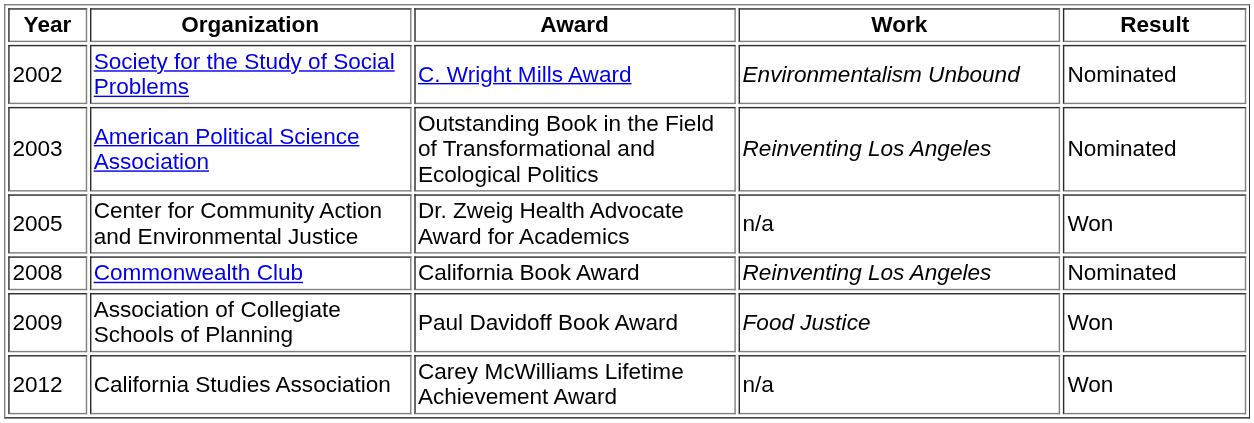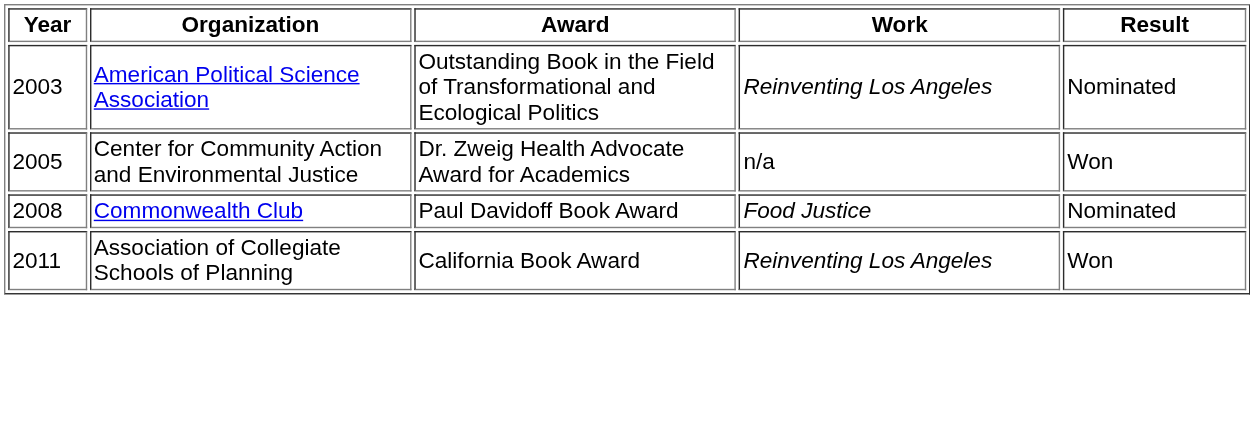- row: (244, 74)
(529, 273) California Book Award -> (548, 211) Paul Davidoff Book Award
(867, 273) Reinventing Los Angeles -> (807, 211) Food Justice
(38, 322) 2009 -> (37, 260) 2011
(548, 322) Paul Davidoff Book Award -> (529, 260) California Book Award
(807, 322) Food Justice -> (868, 260) Reinventing Los Angeles
- row: (242, 384)
